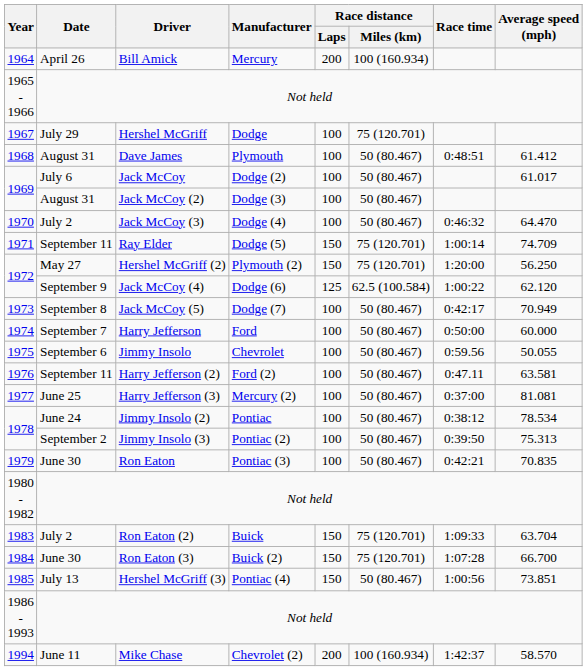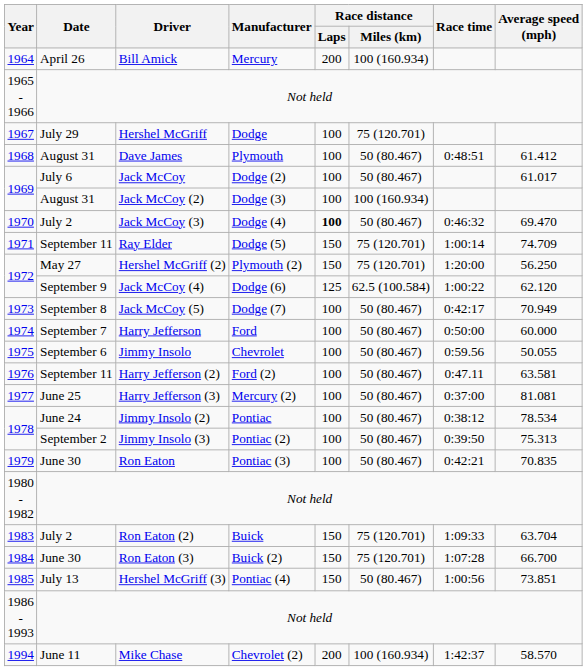(391, 199) 50 (80.467) -> (391, 199) 100 (160.934)
(332, 221) normal -> (332, 221) bold
(539, 221) 64.470 -> (539, 221) 69.470
